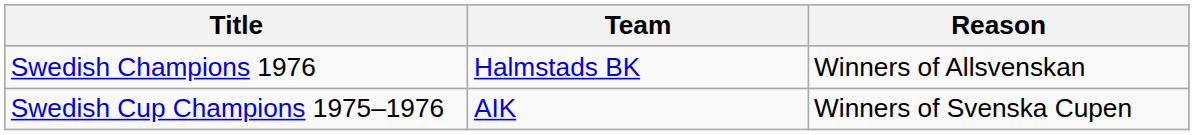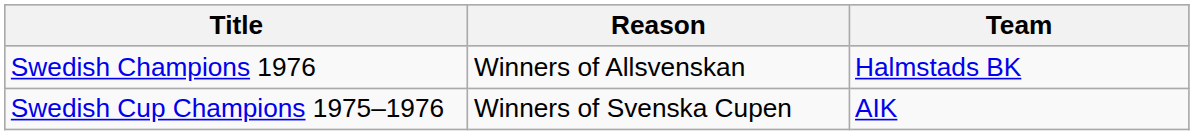columns swapped: (638, 25) <-> (999, 25)
